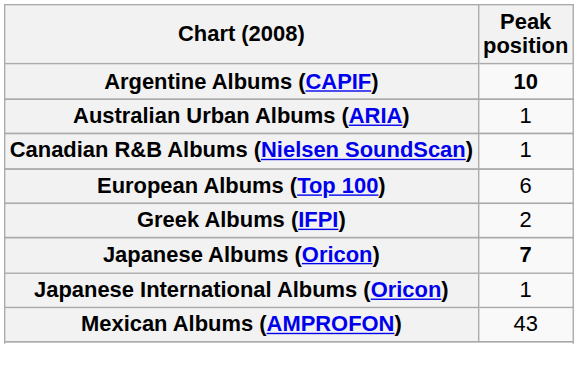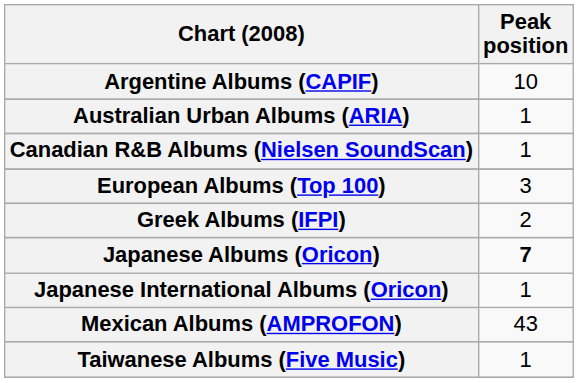(526, 81) bold -> (526, 81) normal
(526, 185) 6 -> (526, 185) 3
+ row: (241, 359)
